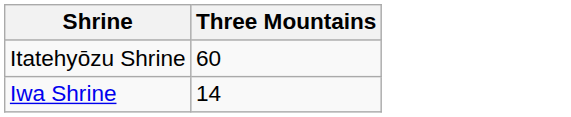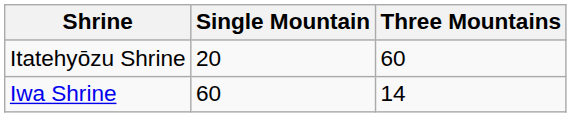+ column: (283, 22)
